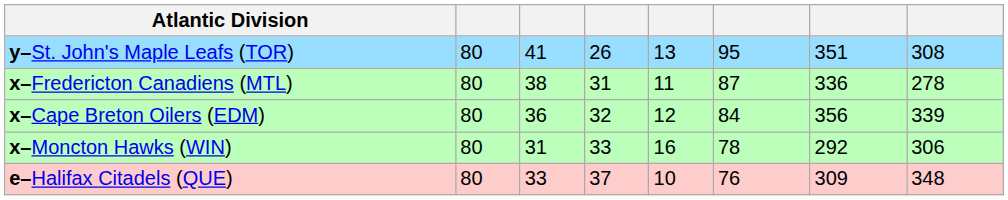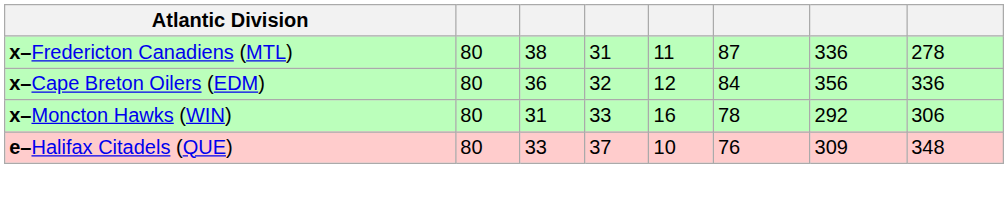- row: (152, 52)
(928, 115) 339 -> (928, 83) 336
